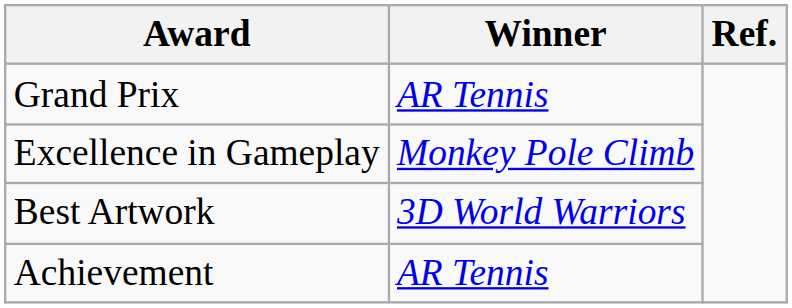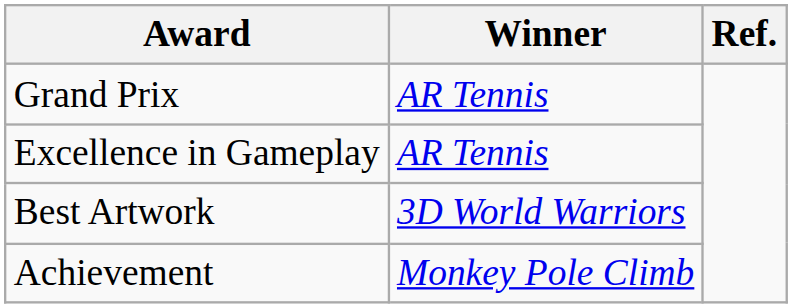(546, 152) Monkey Pole Climb -> (473, 152) AR Tennis
(473, 271) AR Tennis -> (546, 271) Monkey Pole Climb
